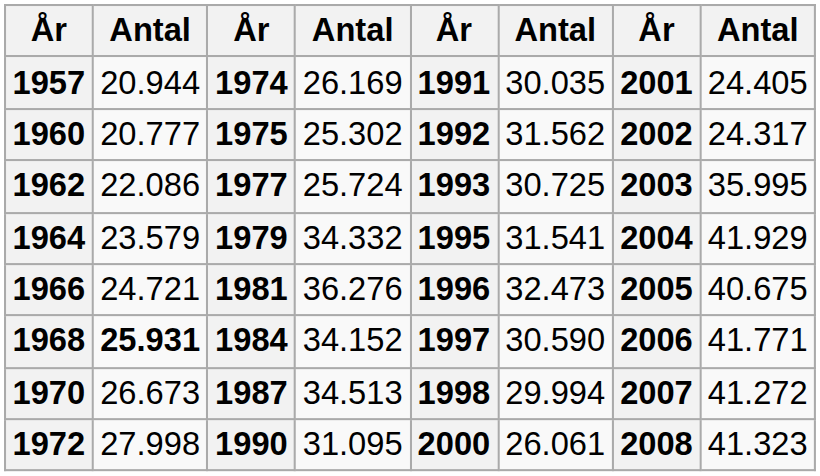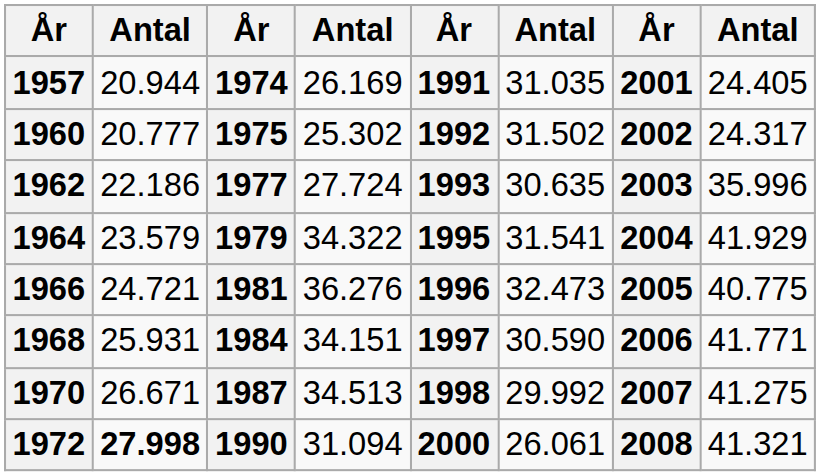(555, 82) 30.035 -> (555, 82) 31.035
(555, 133) 31.562 -> (555, 133) 31.502
(150, 185) 22.086 -> (150, 185) 22.186
(353, 185) 25.724 -> (353, 185) 27.724
(555, 185) 30.725 -> (555, 185) 30.635
(758, 185) 35.995 -> (758, 185) 35.996
(353, 237) 34.332 -> (353, 237) 34.322
(758, 289) 40.675 -> (758, 289) 40.775
(150, 340) bold -> (150, 340) normal
(353, 340) 34.152 -> (353, 340) 34.151
(150, 392) 26.673 -> (150, 392) 26.671
(555, 392) 29.994 -> (555, 392) 29.992
(758, 392) 41.272 -> (758, 392) 41.275
(150, 444) normal -> (150, 444) bold
(353, 444) 31.095 -> (353, 444) 31.094
(758, 444) 41.323 -> (758, 444) 41.321
